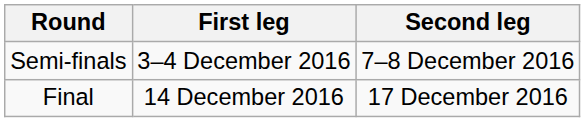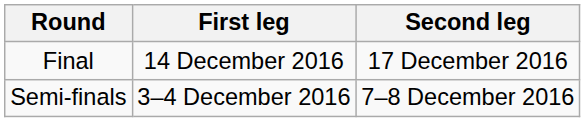rows swapped: (68, 60) <-> (68, 97)
